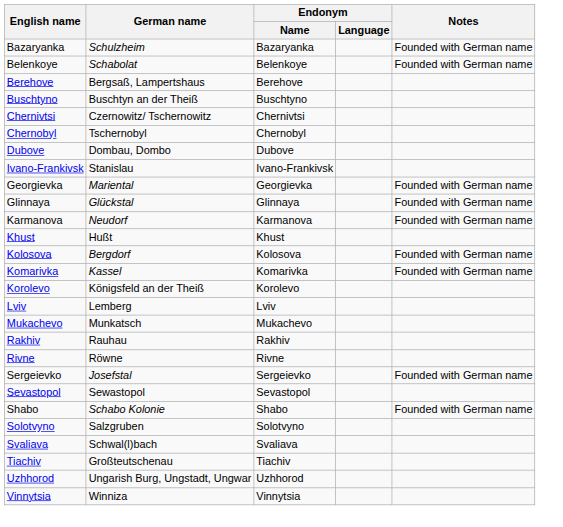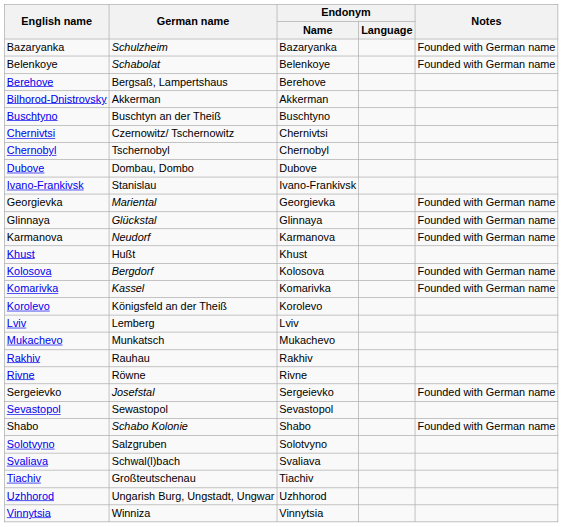+ row: (57, 99)
